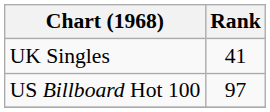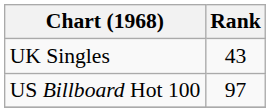(235, 55) 41 -> (235, 55) 43
